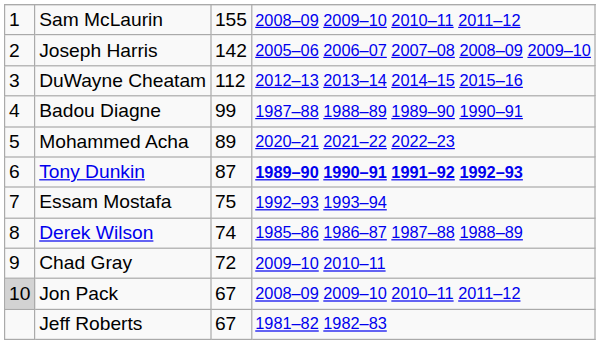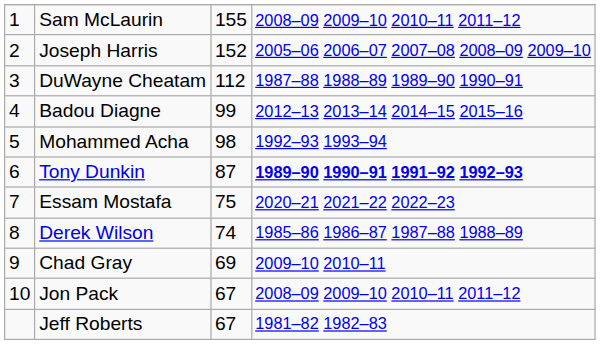(231, 50) 142 -> (231, 50) 152
(389, 81) 2012–13 2013–14 2014–15 2015–16 -> (389, 81) 1987–88 1988–89 1989–90 1990–91
(389, 111) 1987–88 1988–89 1989–90 1990–91 -> (389, 111) 2012–13 2013–14 2014–15 2015–16
(226, 141) 89 -> (226, 141) 98
(355, 142) 2020–21 2021–22 2022–23 -> (321, 142) 1992–93 1993–94
(321, 203) 1992–93 1993–94 -> (355, 203) 2020–21 2021–22 2022–23
(226, 263) 72 -> (226, 263) 69
(20, 293) lightgrey background -> (20, 293) no background
